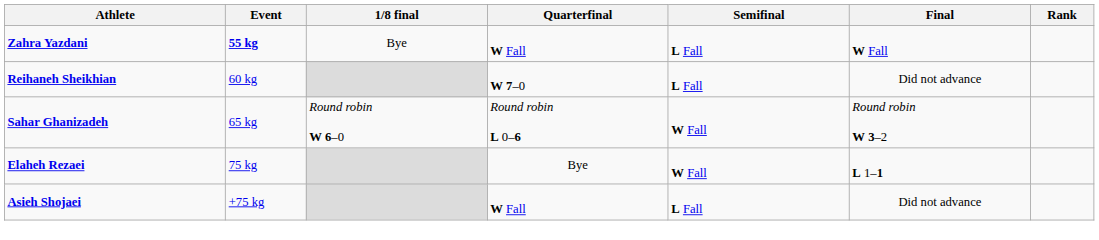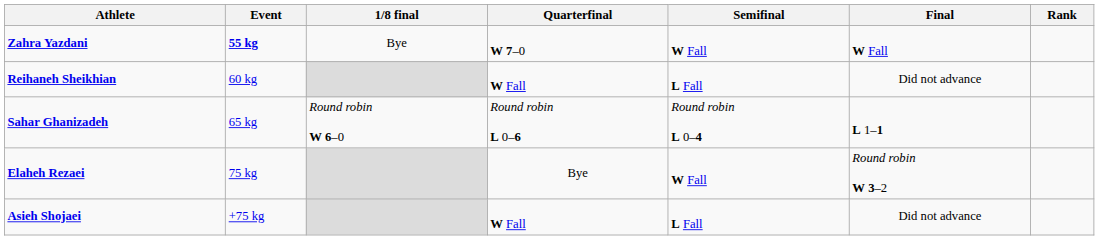(508, 51) W Fall -> (508, 51) W 7–0
(687, 51) L Fall -> (689, 51) W Fall
(508, 87) W 7–0 -> (508, 87) W Fall
(689, 130) W Fall -> (703, 122) Round robin L 0–4
(884, 122) Round robin W 3–2 -> (868, 130) L 1–1
(868, 173) L 1–1 -> (884, 173) Round robin W 3–2
